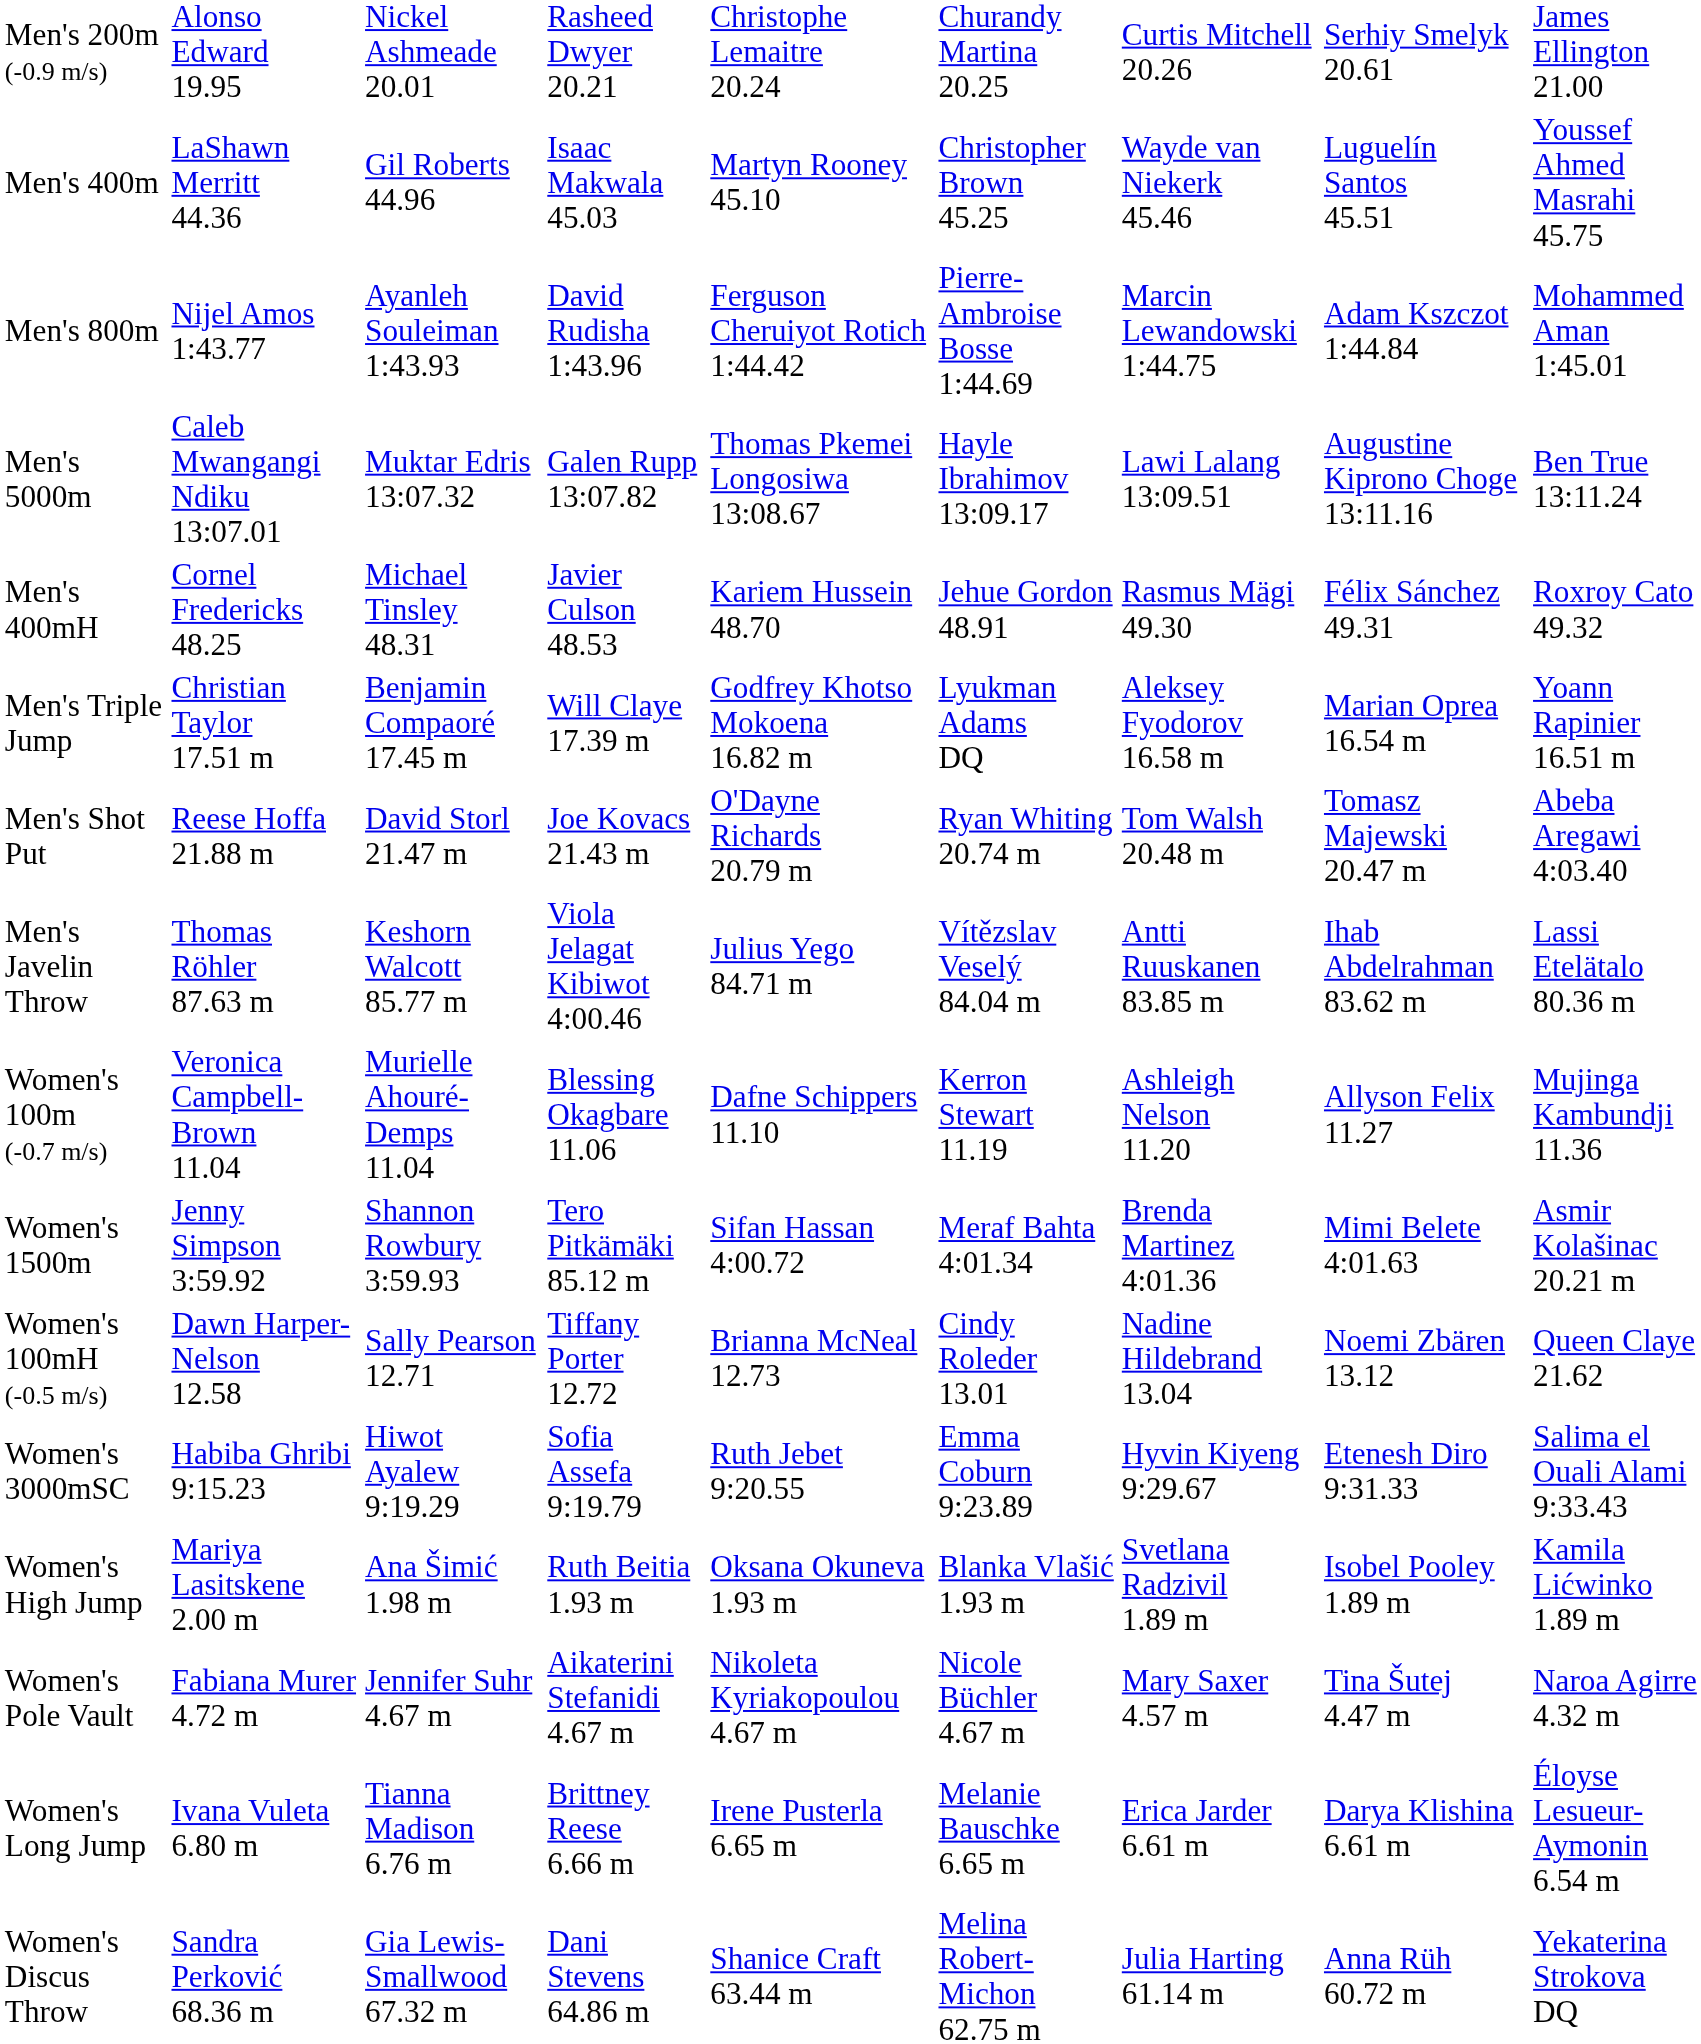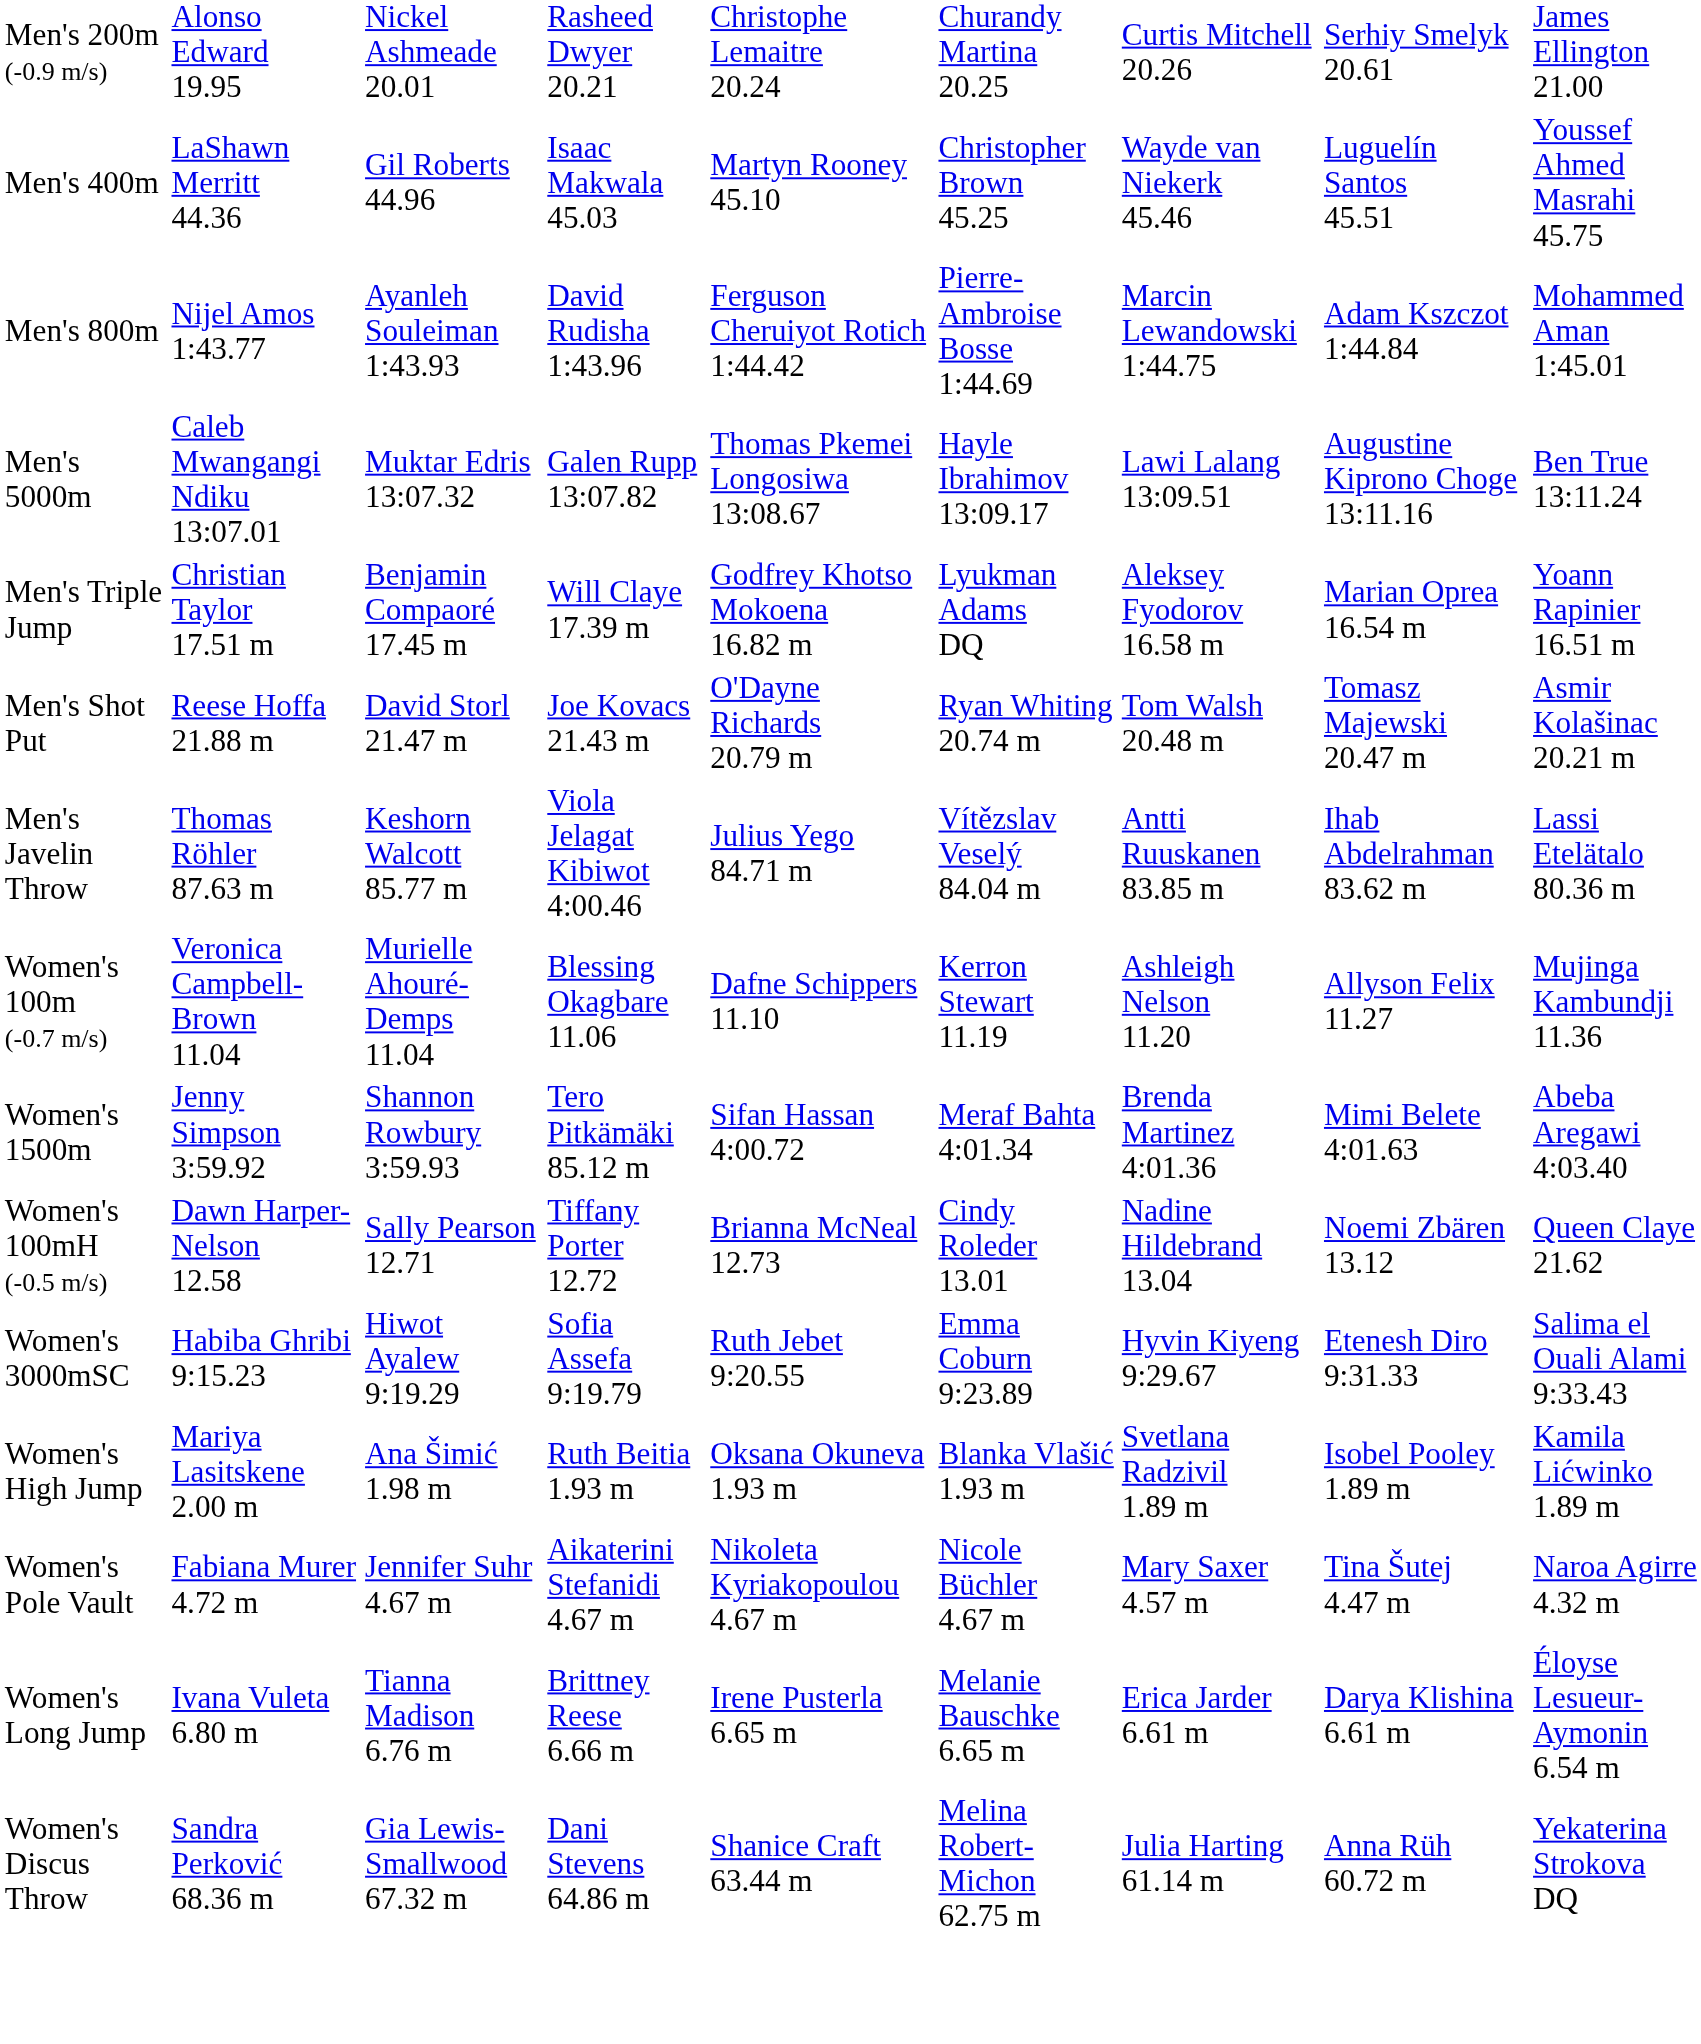- row: (52, 609)
(1587, 835) Abeba Aregawi 4:03.40 -> (1595, 722) Asmir Kolašinac 20.21 m
(1595, 1245) Asmir Kolašinac 20.21 m -> (1587, 1132) Abeba Aregawi 4:03.40
